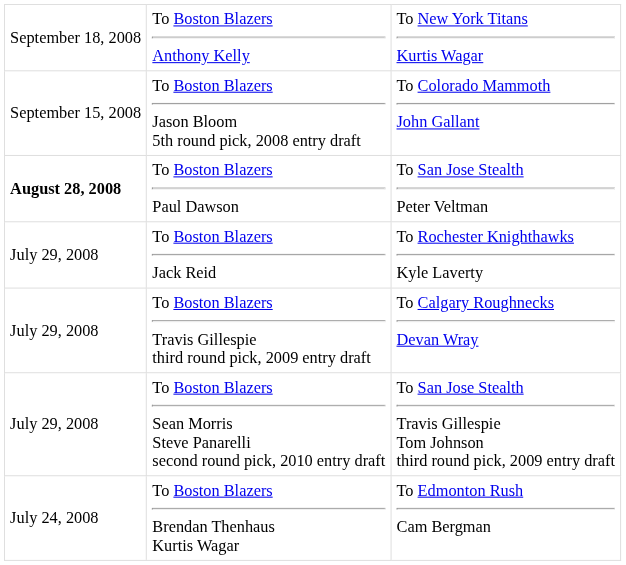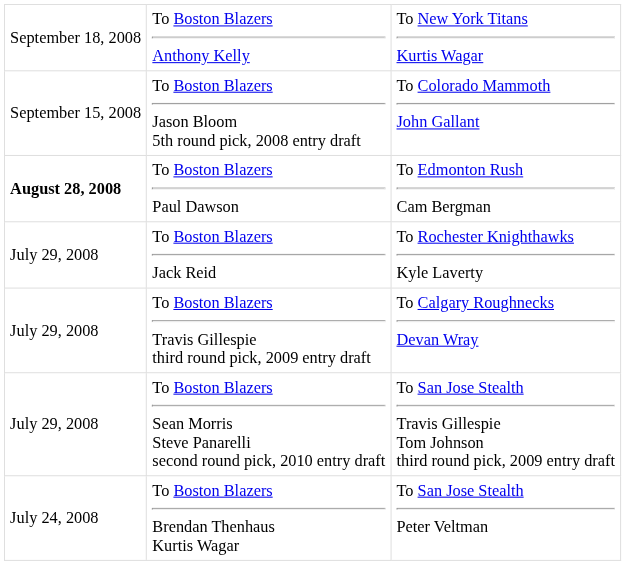(506, 188) To San Jose Stealth Peter Veltman -> (506, 188) To Edmonton Rush Cam Bergman
(506, 508) To Edmonton Rush Cam Bergman -> (506, 508) To San Jose Stealth Peter Veltman
